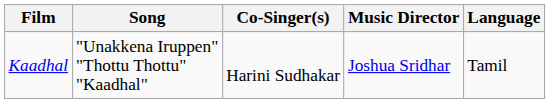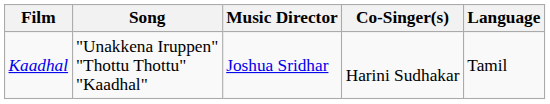columns swapped: (404, 18) <-> (283, 18)
